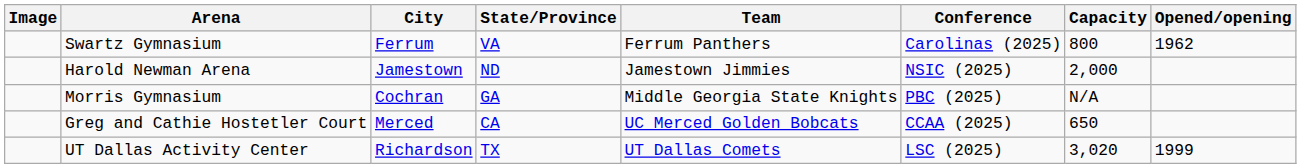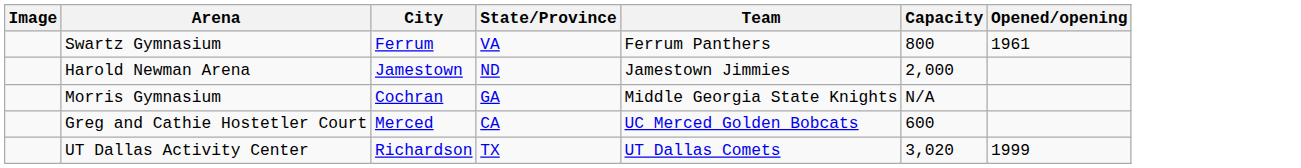- column: (983, 18)
(1174, 44) 1962 -> (1011, 44) 1961
(1084, 124) 650 -> (920, 124) 600
